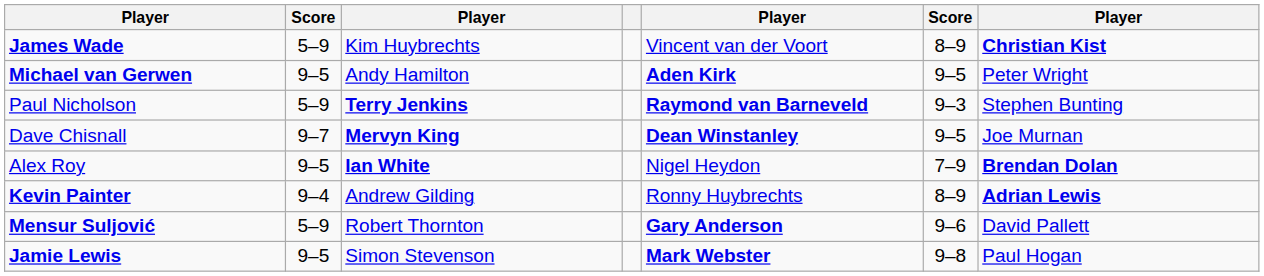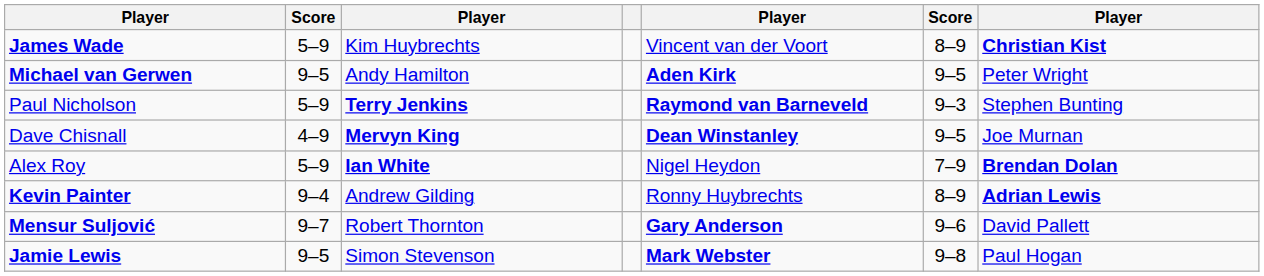(313, 135) 9–7 -> (313, 135) 4–9
(313, 165) 9–5 -> (313, 165) 5–9
(313, 226) 5–9 -> (313, 226) 9–7
